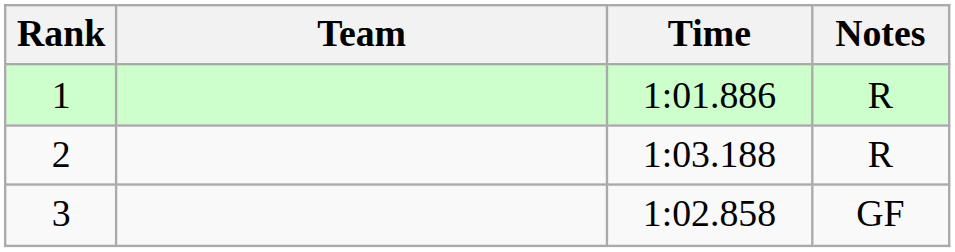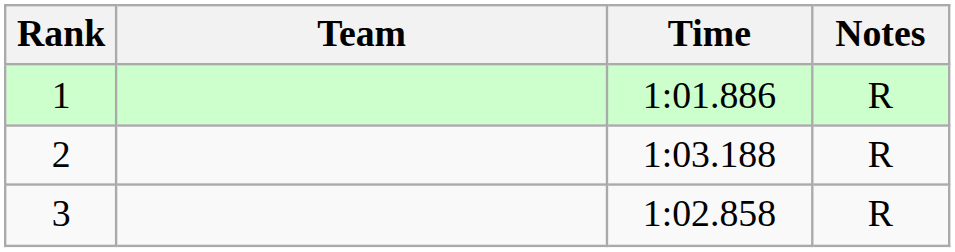(880, 214) GF -> (880, 214) R
